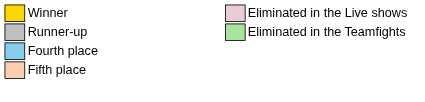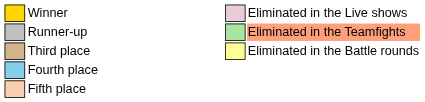(327, 32) no background -> (327, 32) lightsalmon background
+ row: (59, 51)
